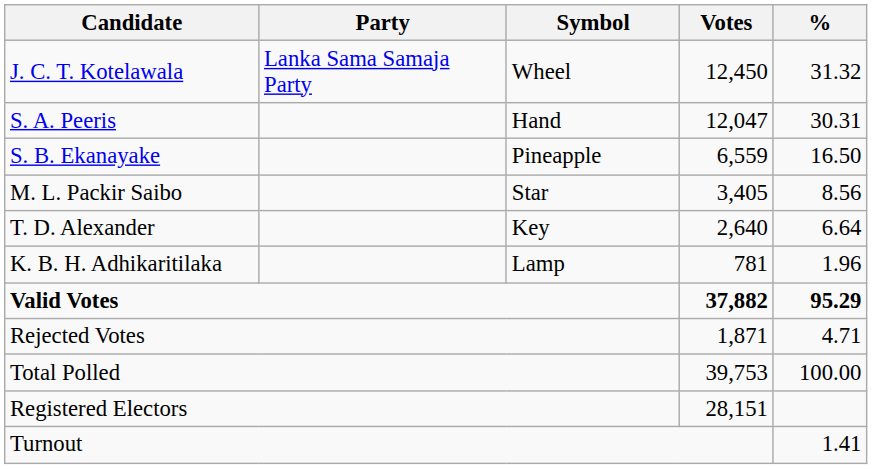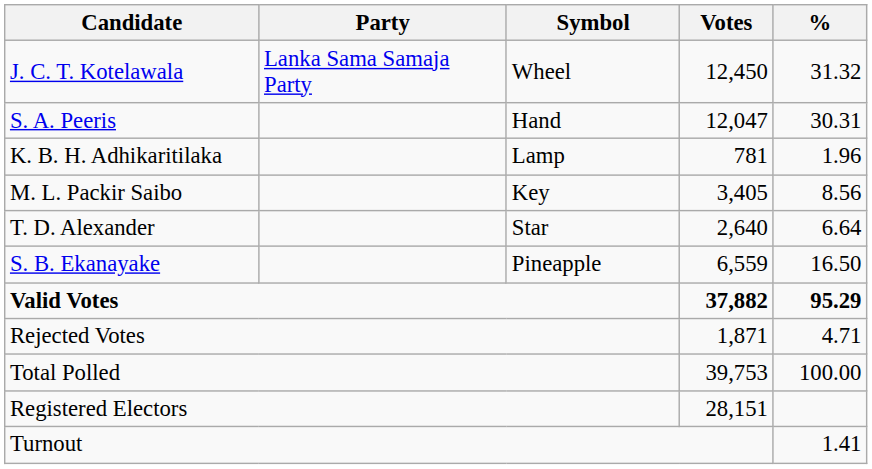rows swapped: (85, 156) <-> (116, 264)
(530, 192) Star -> (531, 192) Key
(531, 228) Key -> (530, 228) Star
